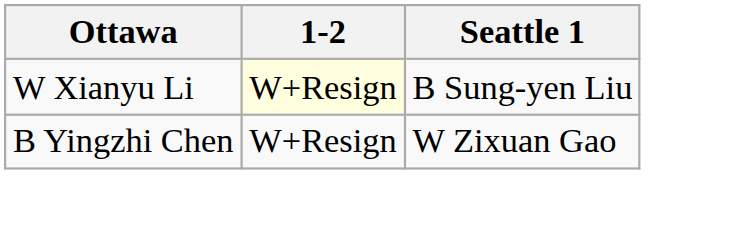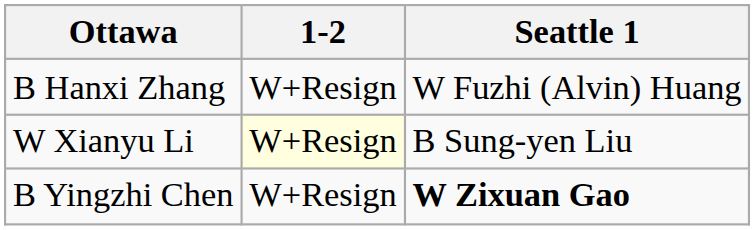+ row: (119, 86)
(514, 140) normal -> (521, 195) bold
